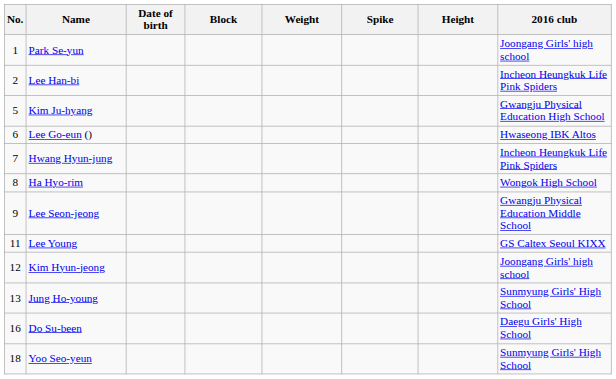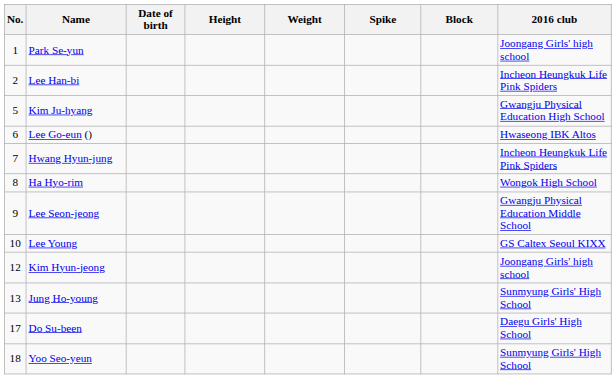columns swapped: (458, 19) <-> (224, 19)
(15, 243) 11 -> (15, 243) 10
(15, 328) 16 -> (15, 328) 17
